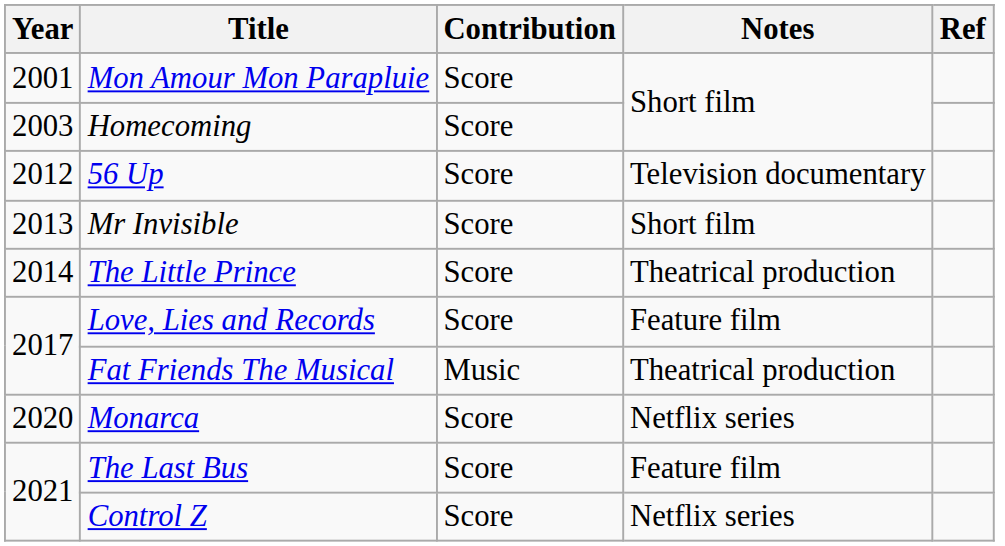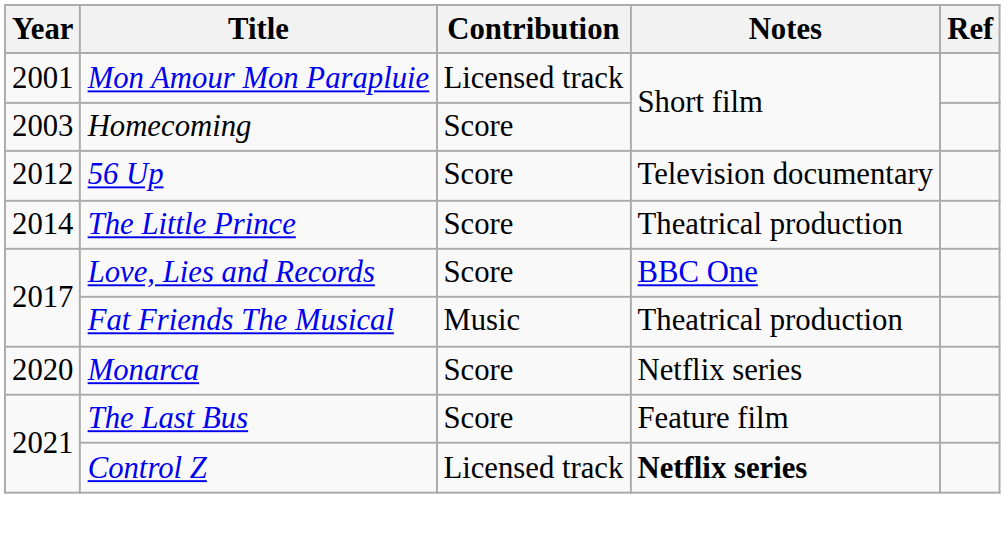(478, 77) Score -> (533, 77) Licensed track
- row: (163, 223)
(705, 321) Feature film -> (698, 272) BBC One
(478, 516) Score -> (533, 467) Licensed track
(712, 516) normal -> (722, 467) bold
